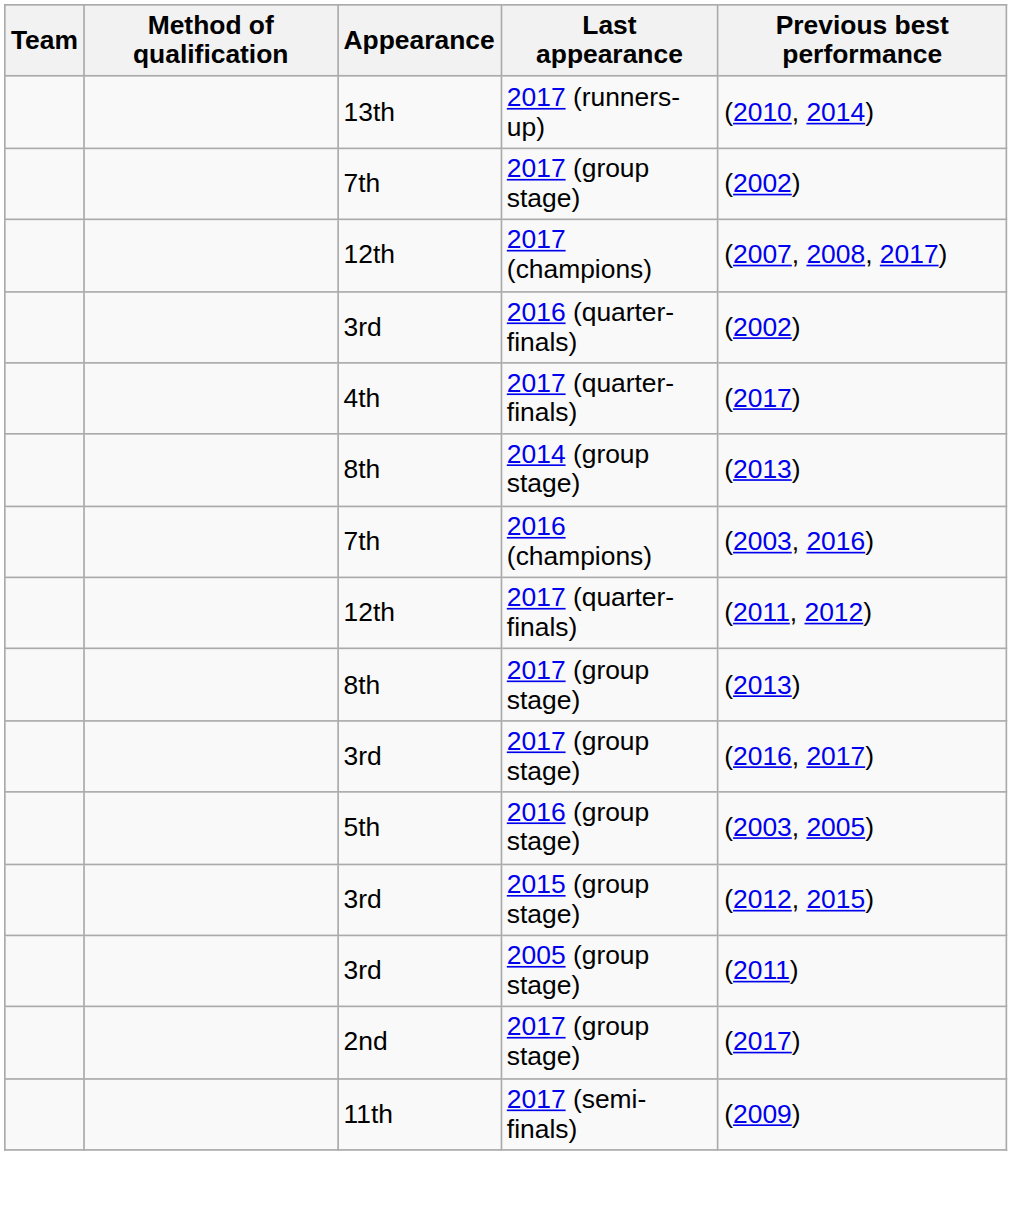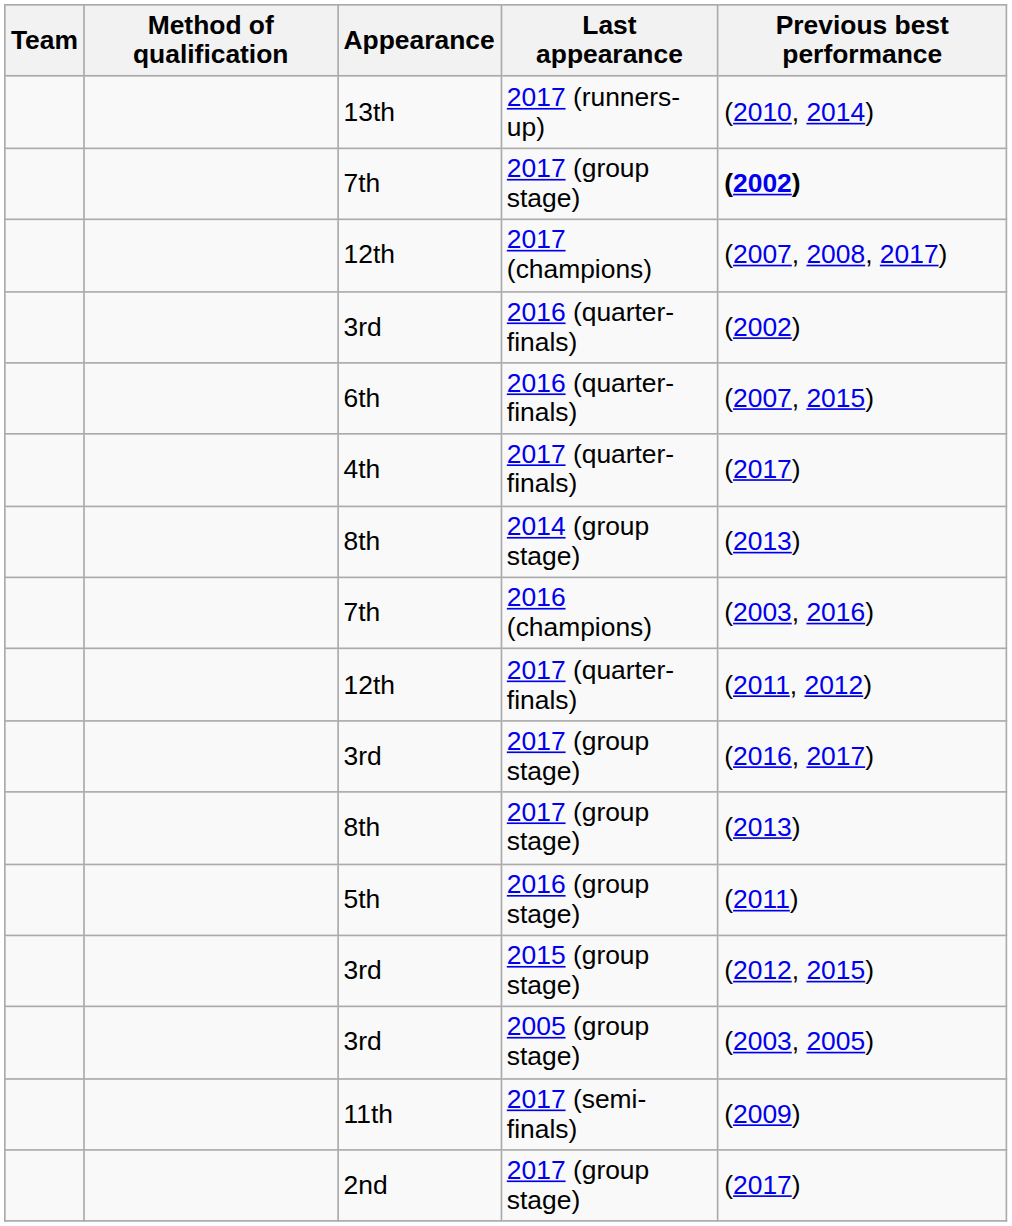(762, 183) normal -> (762, 183) bold
+ row: (362, 398)
rows swapped: (362, 684) <-> (363, 755)
(799, 827) (2003, 2005) -> (761, 899) (2011)
(761, 970) (2011) -> (799, 1042) (2003, 2005)
rows swapped: (366, 1042) <-> (368, 1113)
